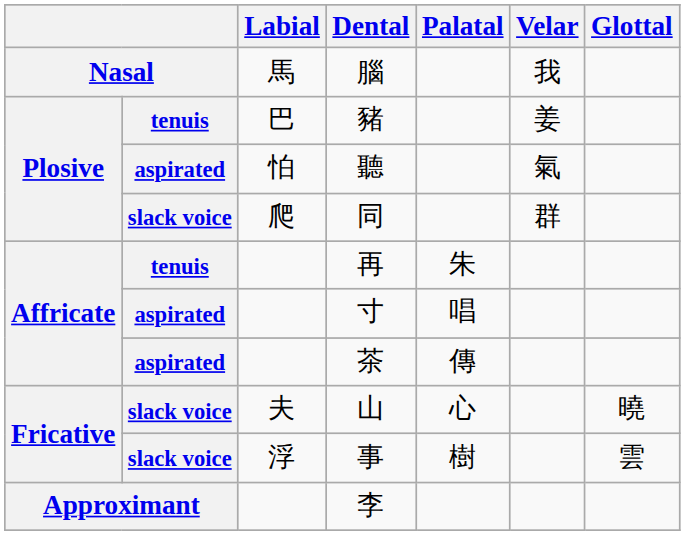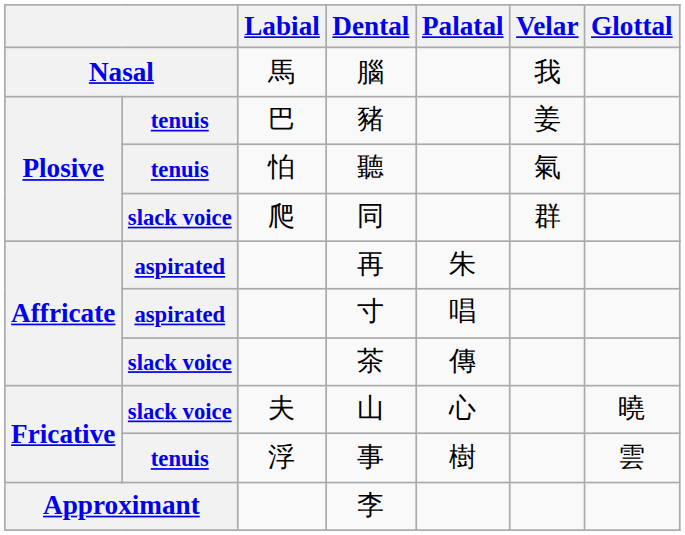(180, 169) aspirated -> (180, 169) tenuis
(180, 266) tenuis -> (180, 266) aspirated
(180, 362) aspirated -> (180, 362) slack voice
(180, 459) slack voice -> (180, 459) tenuis
